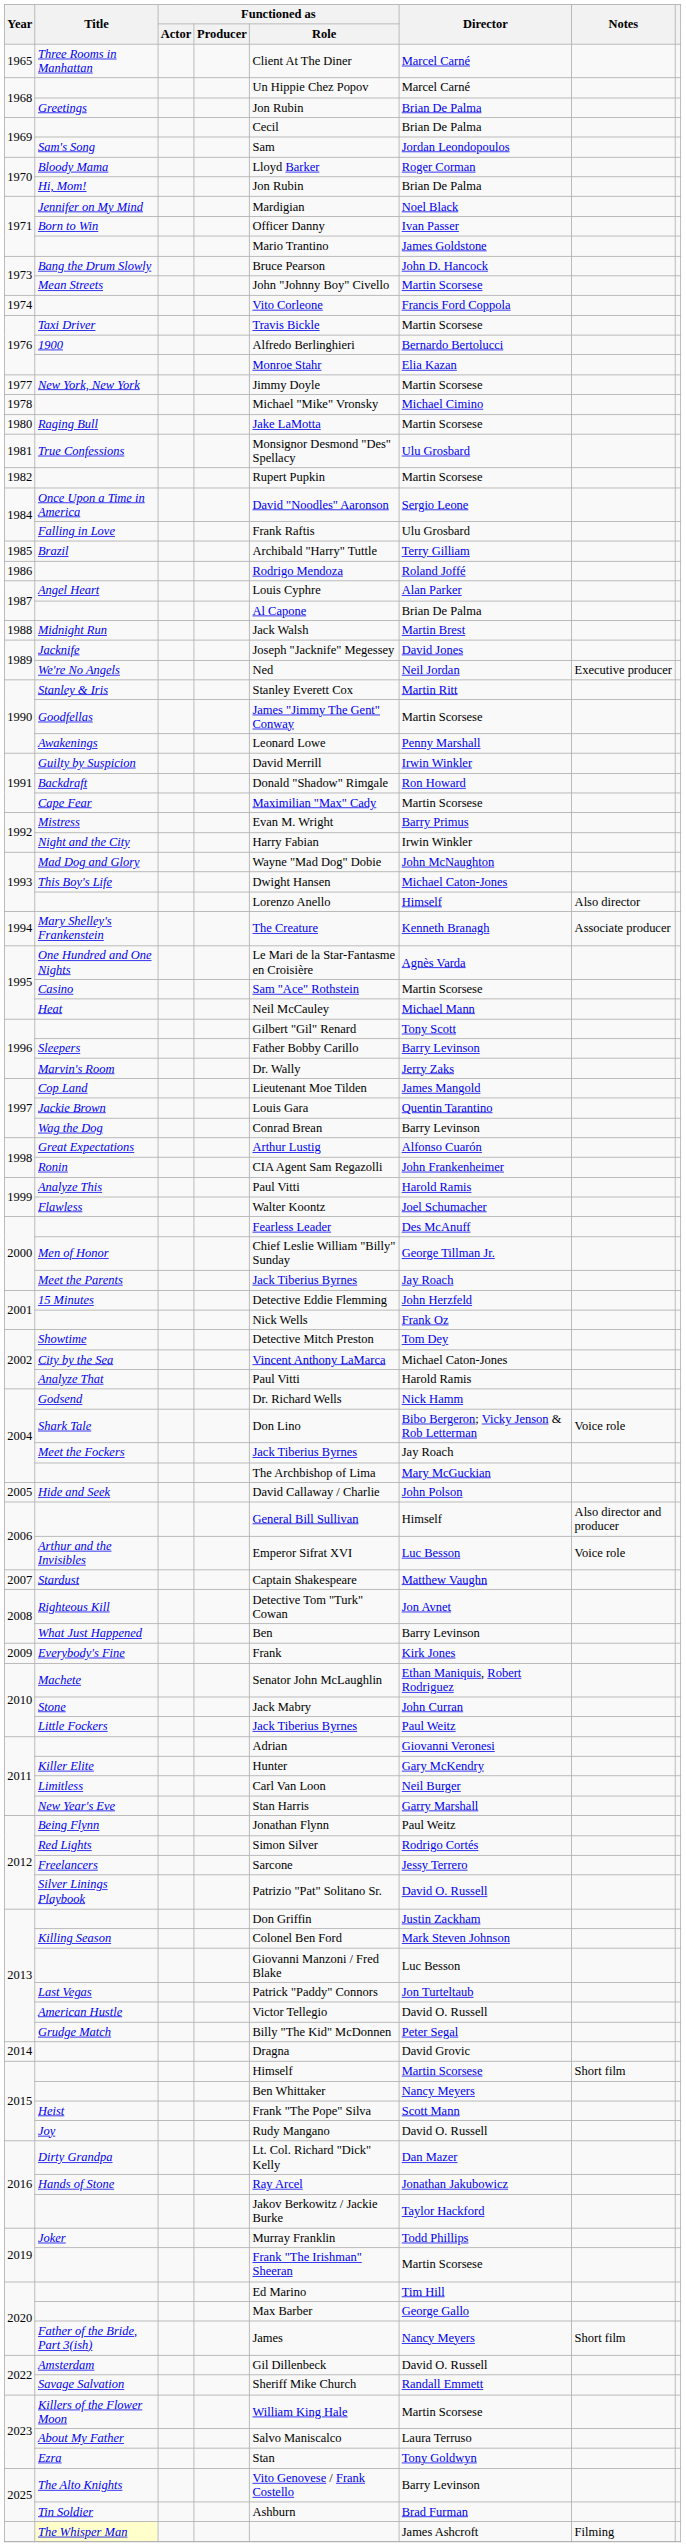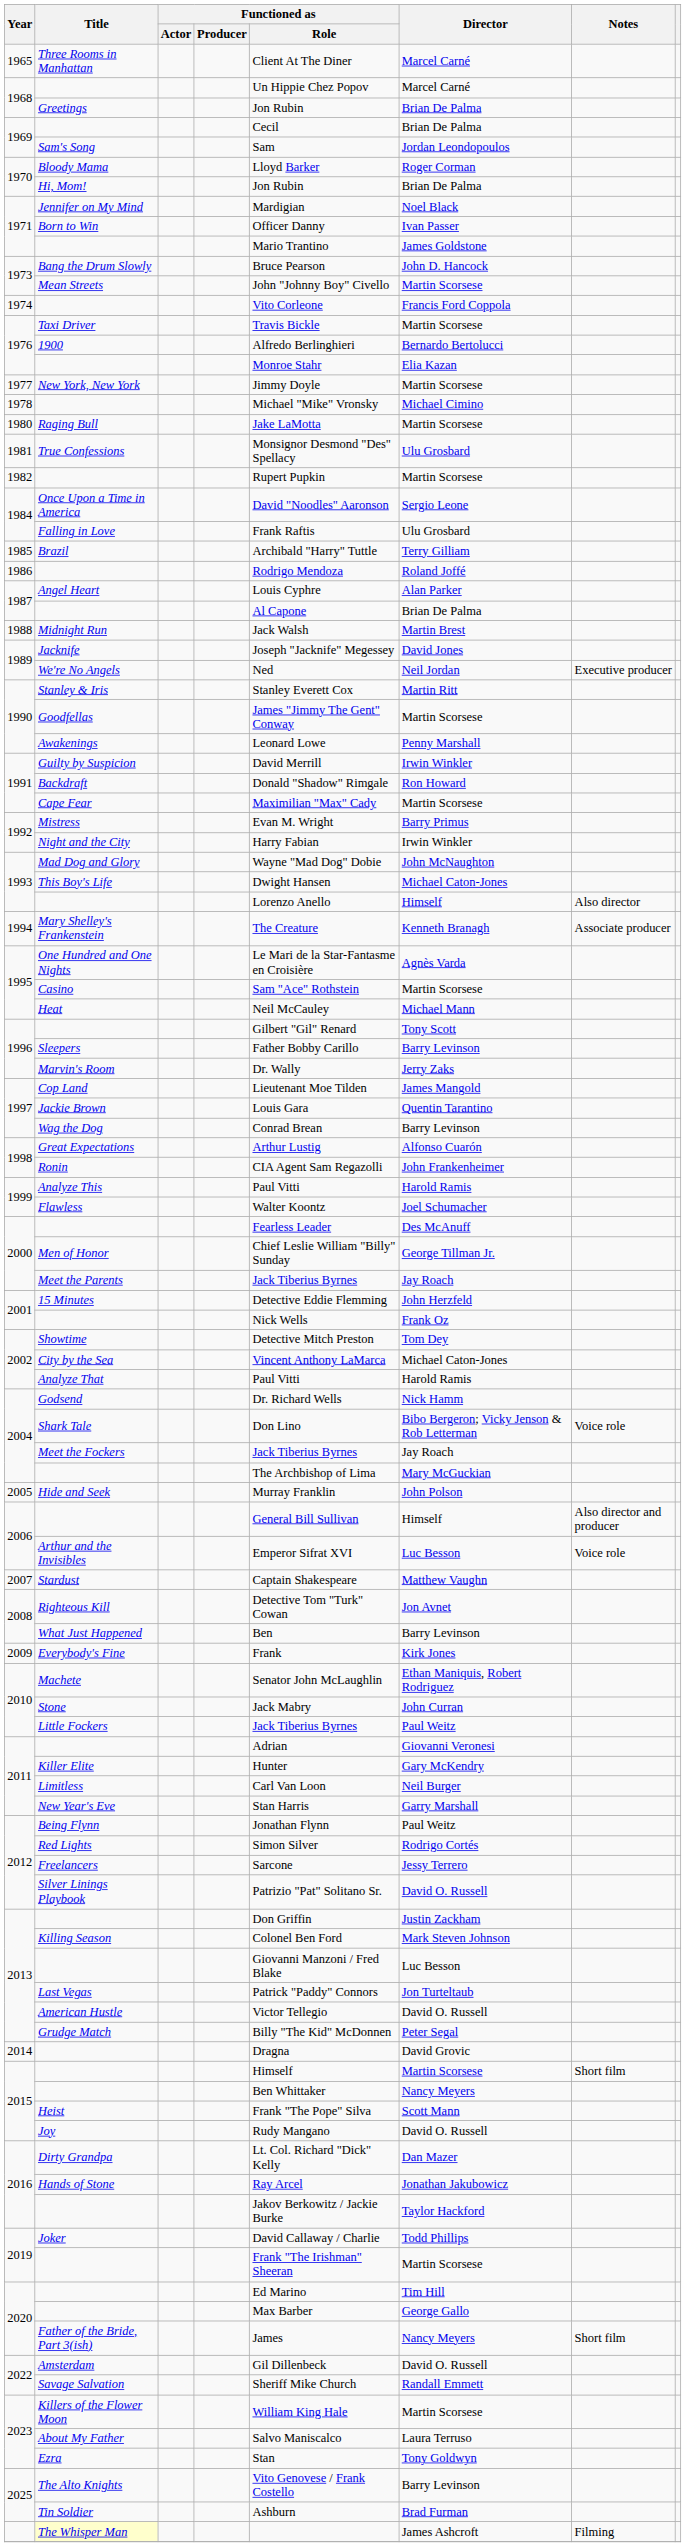(316, 1492) David Callaway / Charlie -> (294, 1492) Murray Franklin
(294, 2238) Murray Franklin -> (316, 2238) David Callaway / Charlie
